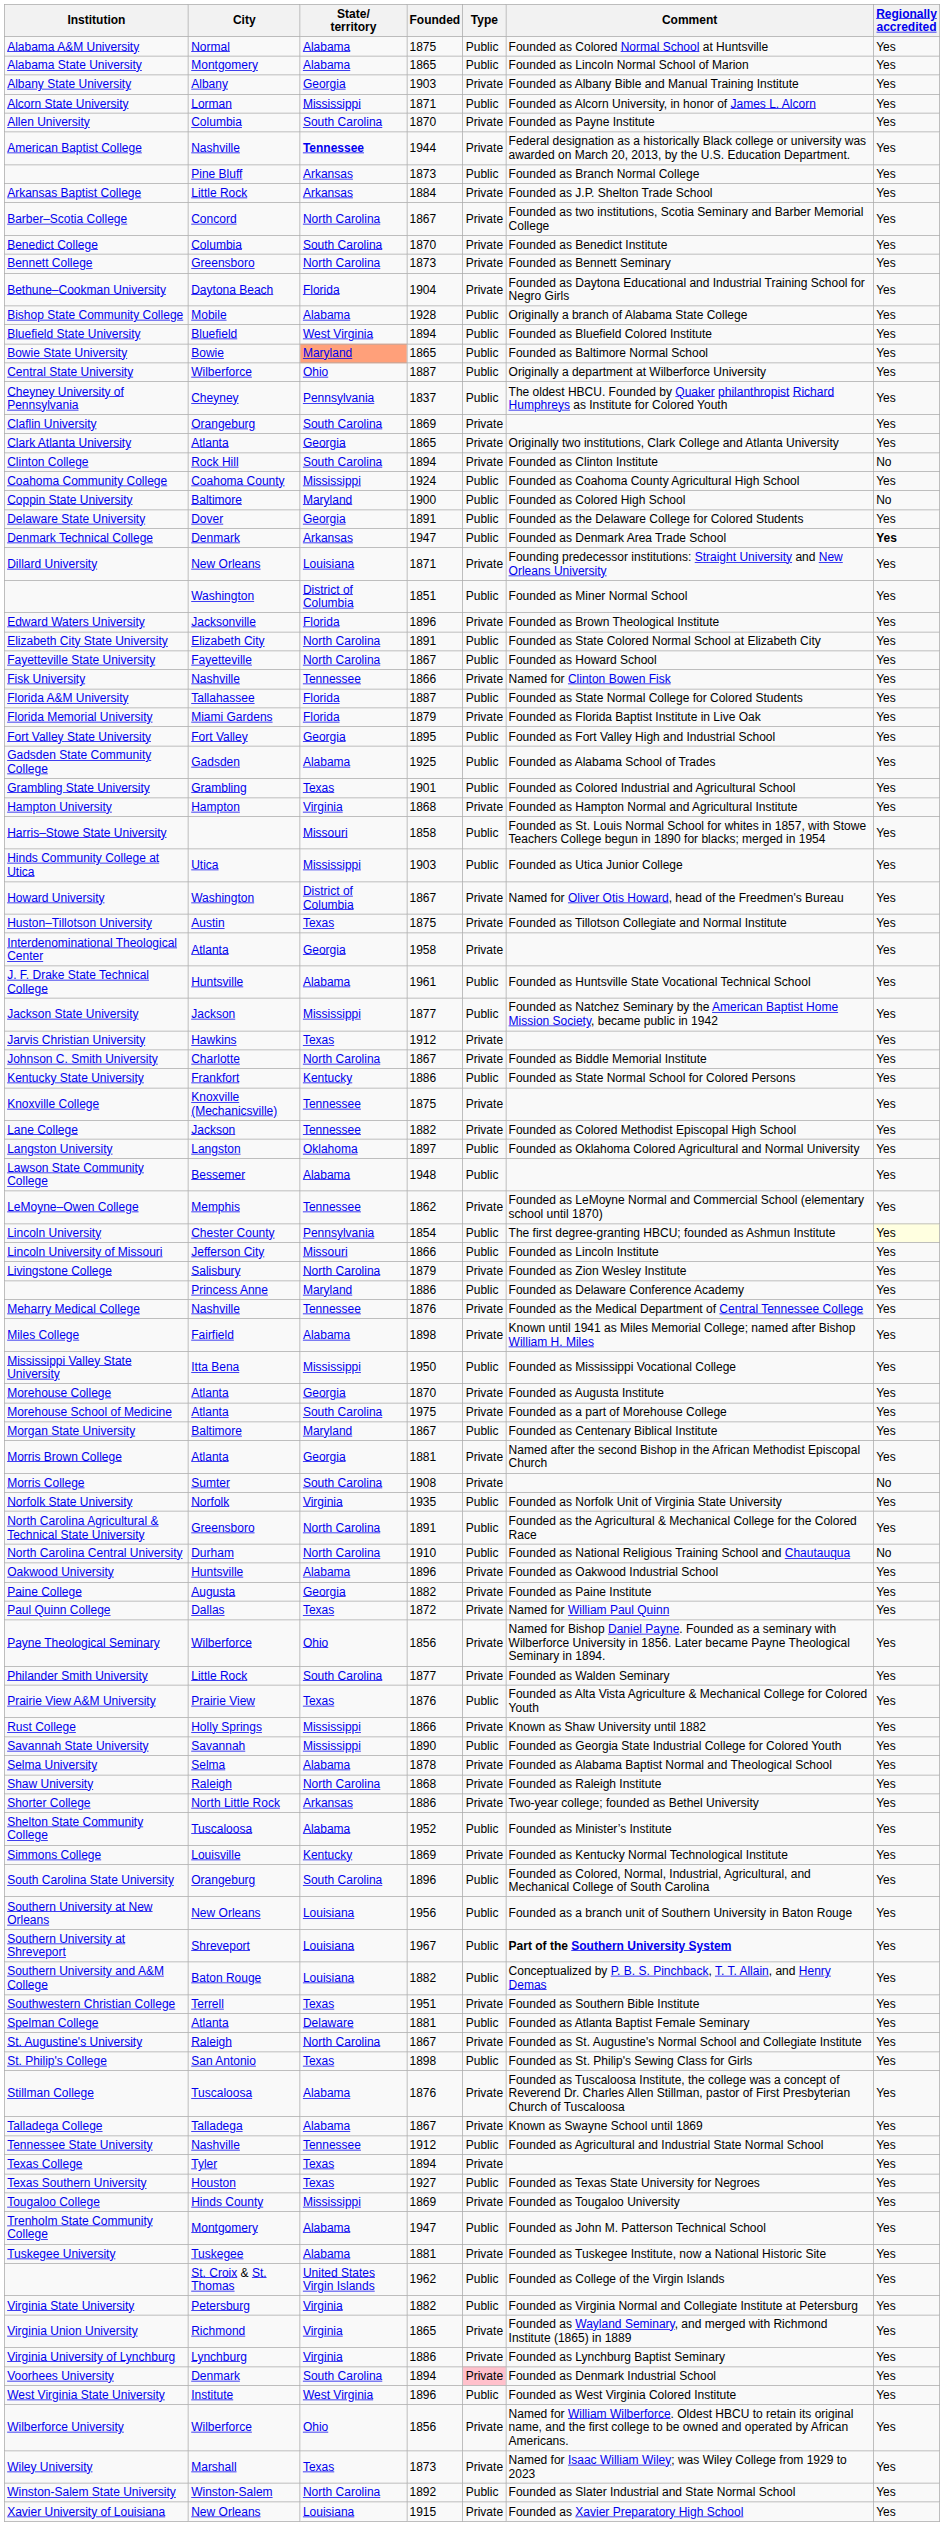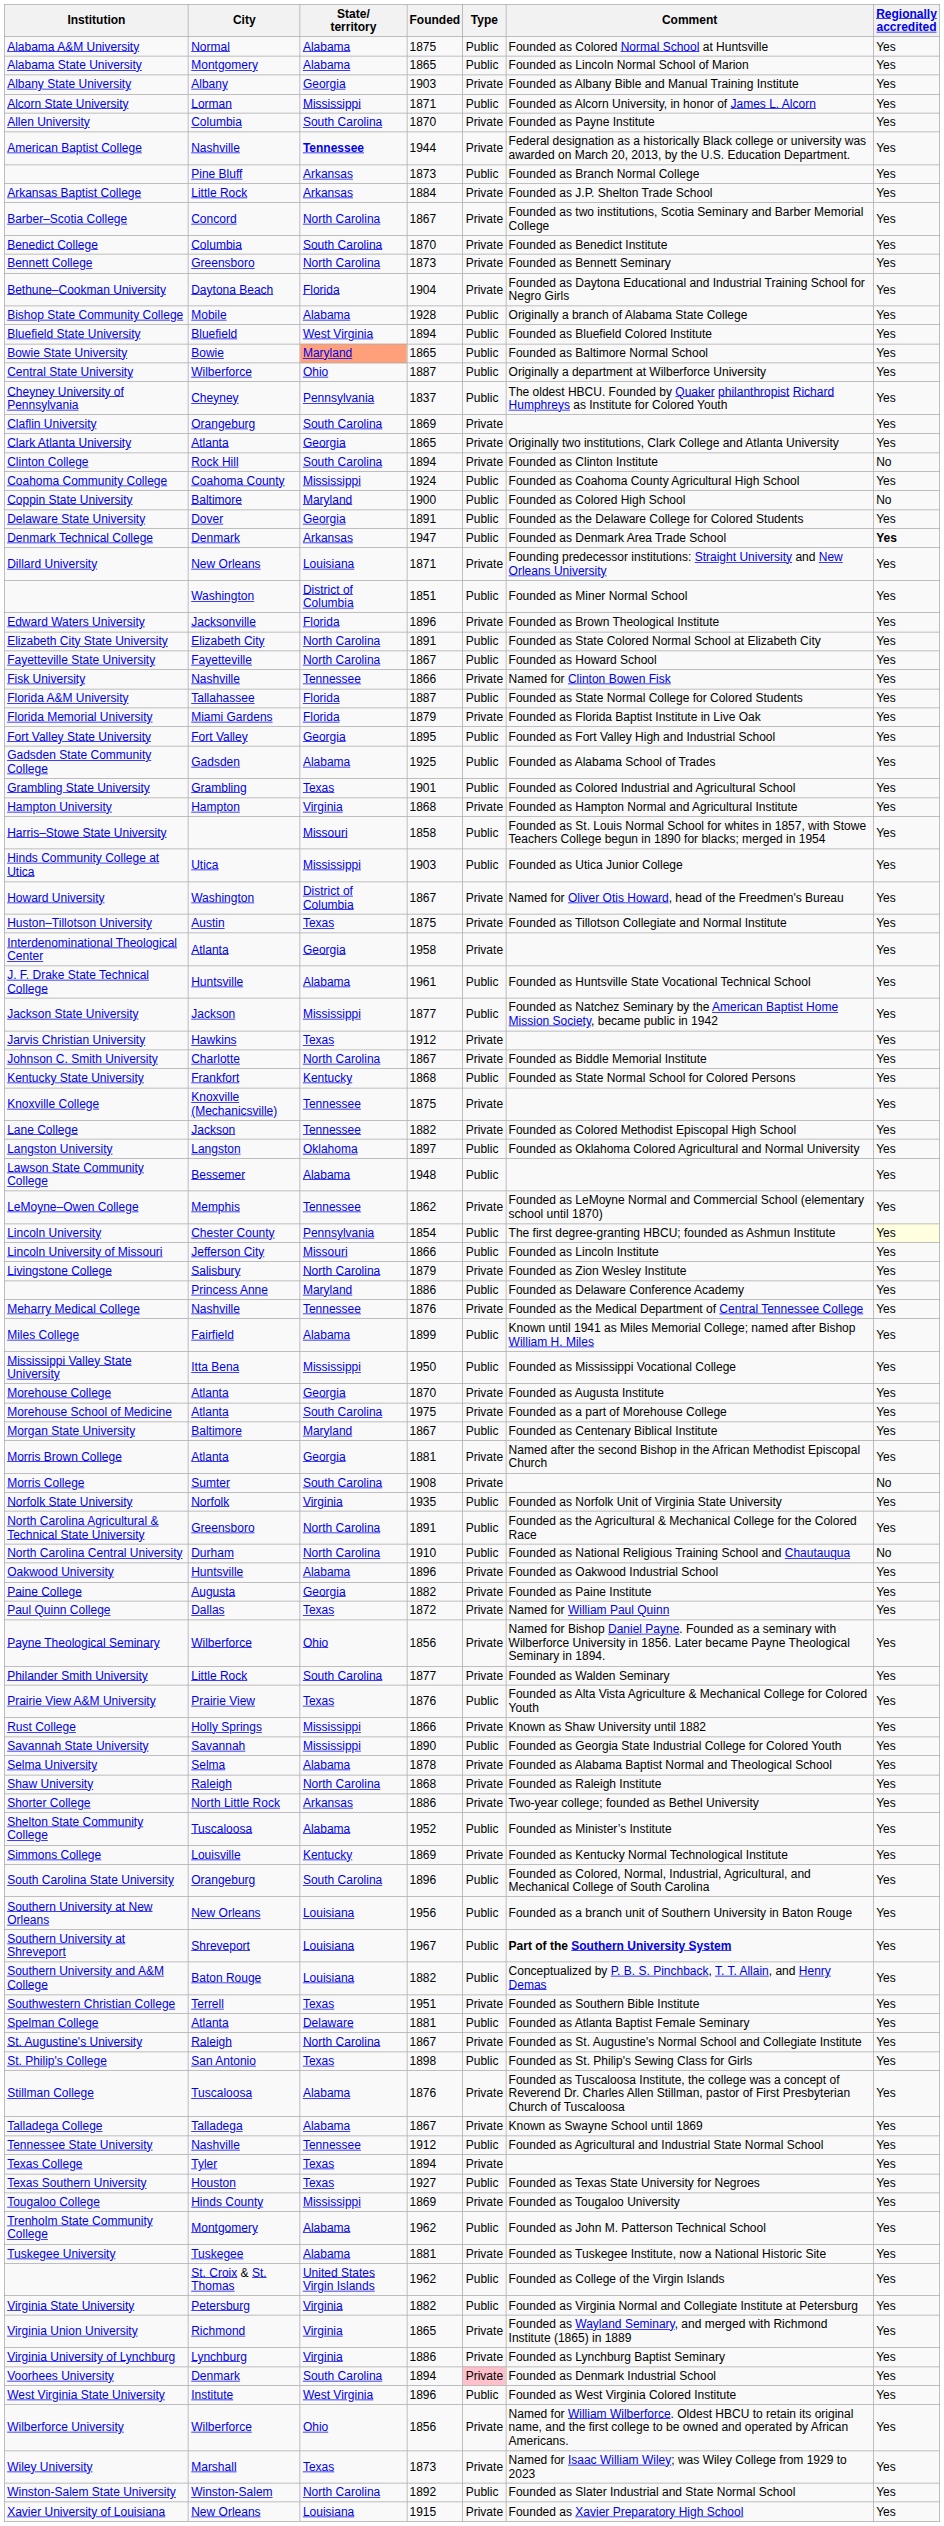(423, 1078) 1886 -> (423, 1078) 1868
(423, 1335) 1898 -> (423, 1335) 1899
(484, 1335) Private -> (482, 1335) Public
(423, 2228) 1947 -> (423, 2228) 1962
